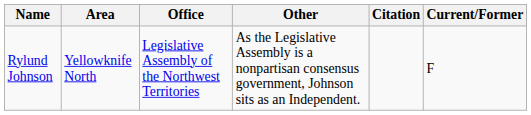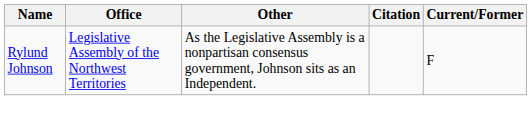- column: (100, 15)
